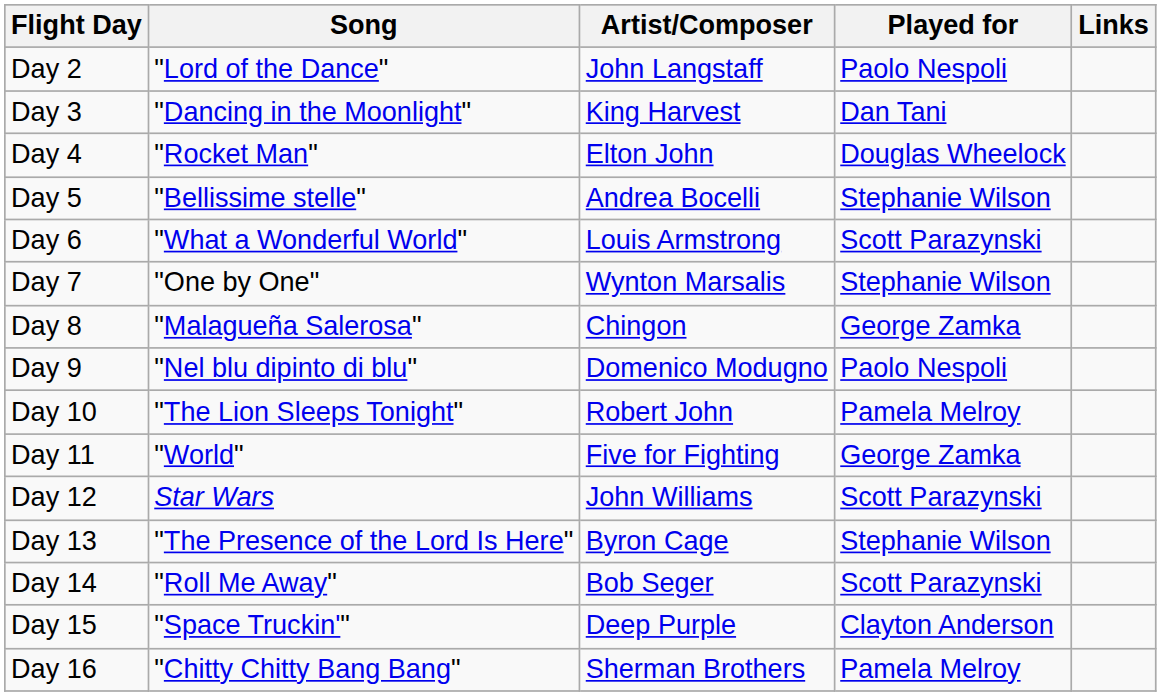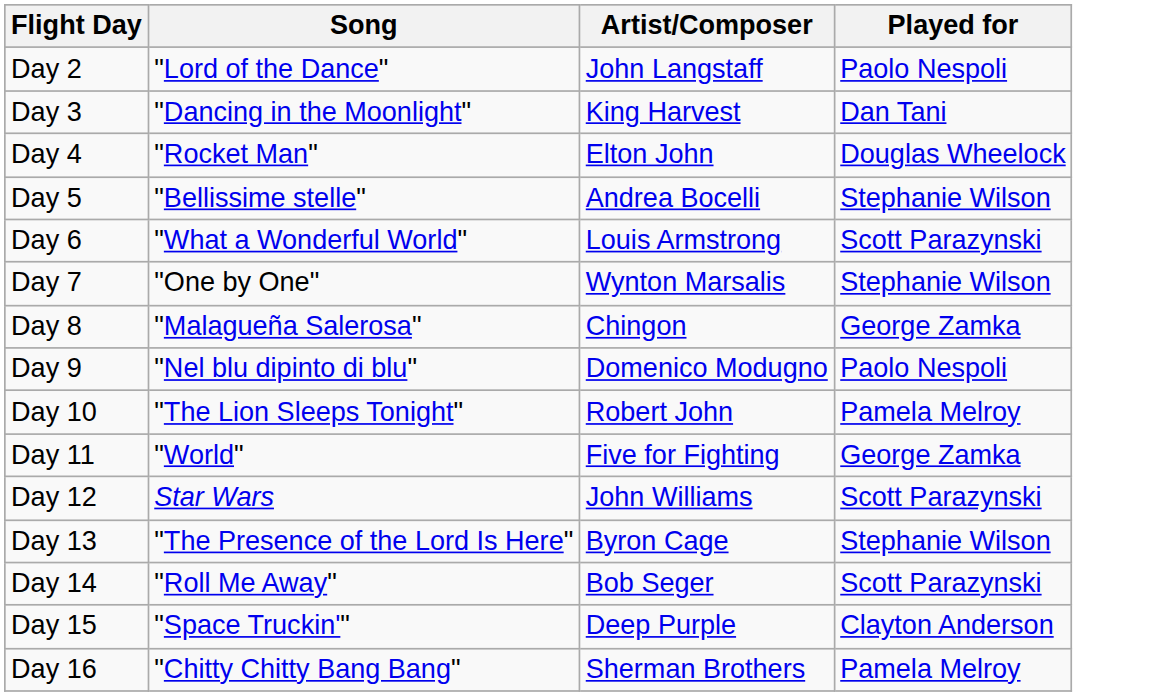- column: (1113, 25)
